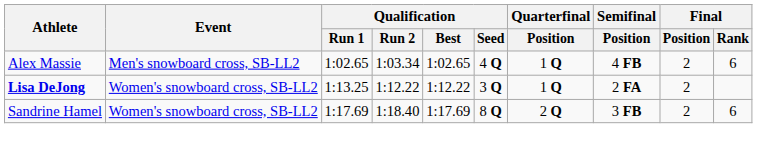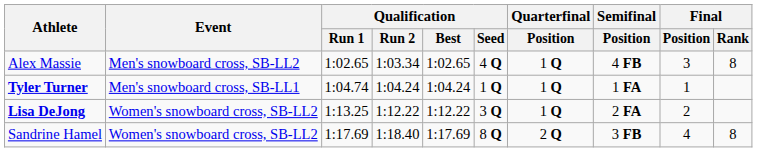(687, 63) 2 -> (687, 63) 3
(733, 63) 6 -> (733, 63) 8
+ row: (48, 87)
(687, 111) 2 -> (687, 135) 4
(733, 111) 6 -> (733, 135) 8
